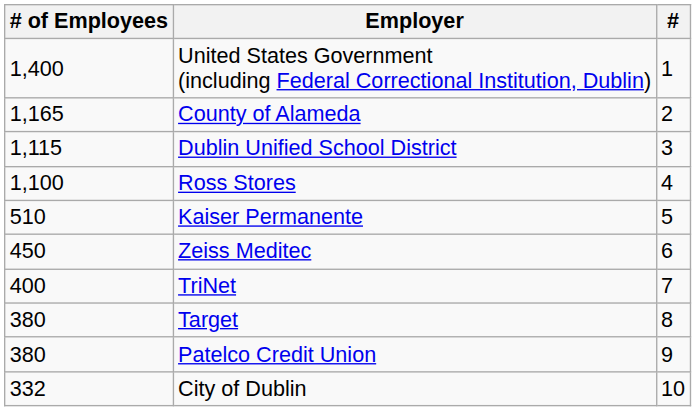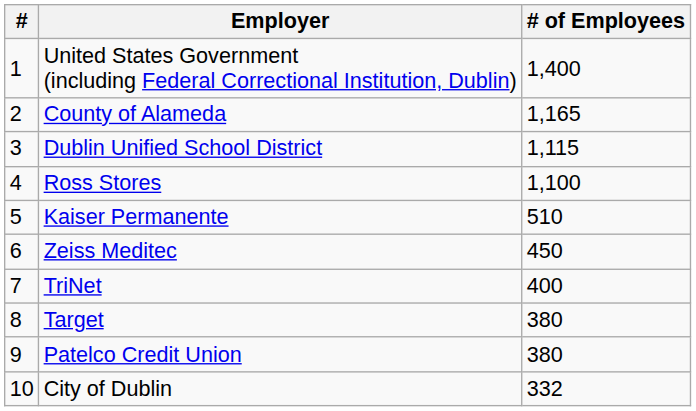columns swapped: (673, 21) <-> (89, 21)
